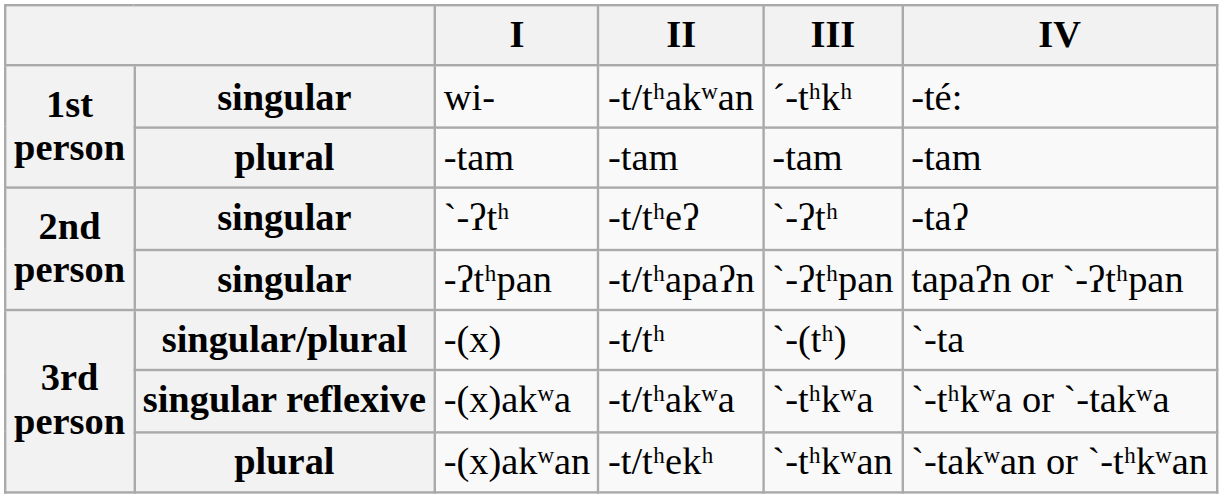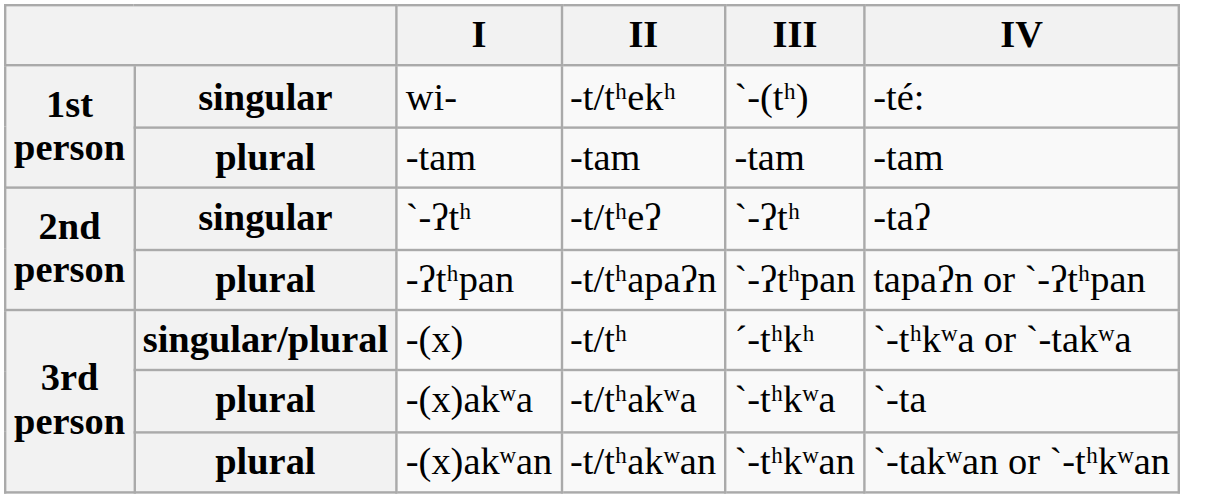(681, 95) -t/tʰakʷan -> (623, 95) -t/tʰekʰ
(812, 95) ´-tʰkʰ -> (771, 95) `-(tʰ)
(284, 278) singular -> (265, 278) plural
(809, 339) `-(tʰ) -> (774, 339) ´-tʰkʰ
(938, 339) `-ta -> (1002, 339) `-tʰkʷa or `-takʷa
(284, 400) singular reflexive -> (265, 400) plural
(1040, 400) `-tʰkʷa or `-takʷa -> (900, 400) `-ta
(661, 461) -t/tʰekʰ -> (643, 461) -t/tʰakʷan
